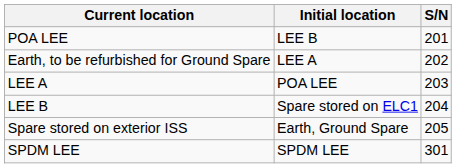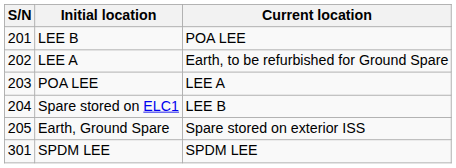columns swapped: (436, 15) <-> (139, 15)
